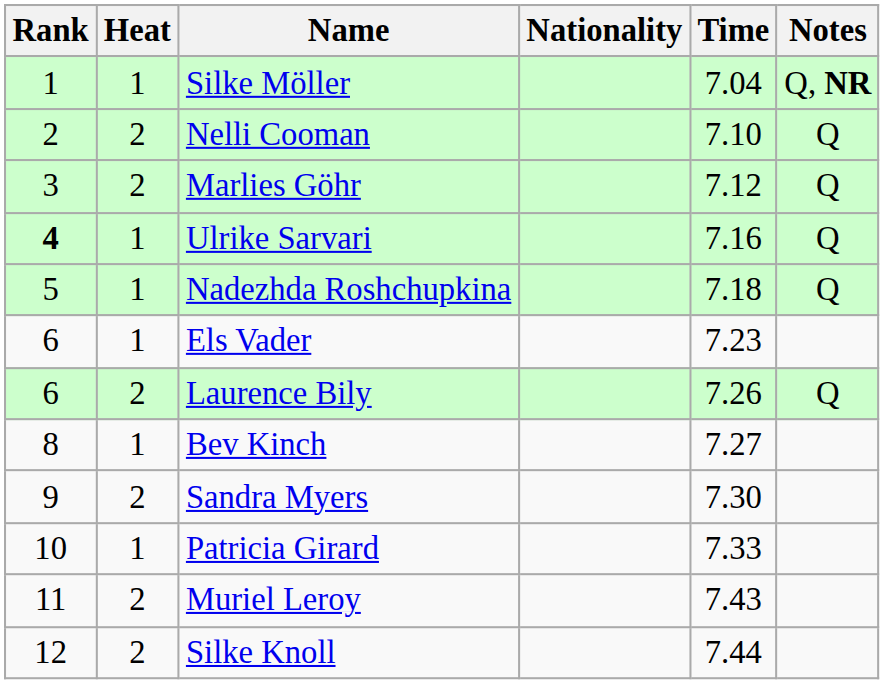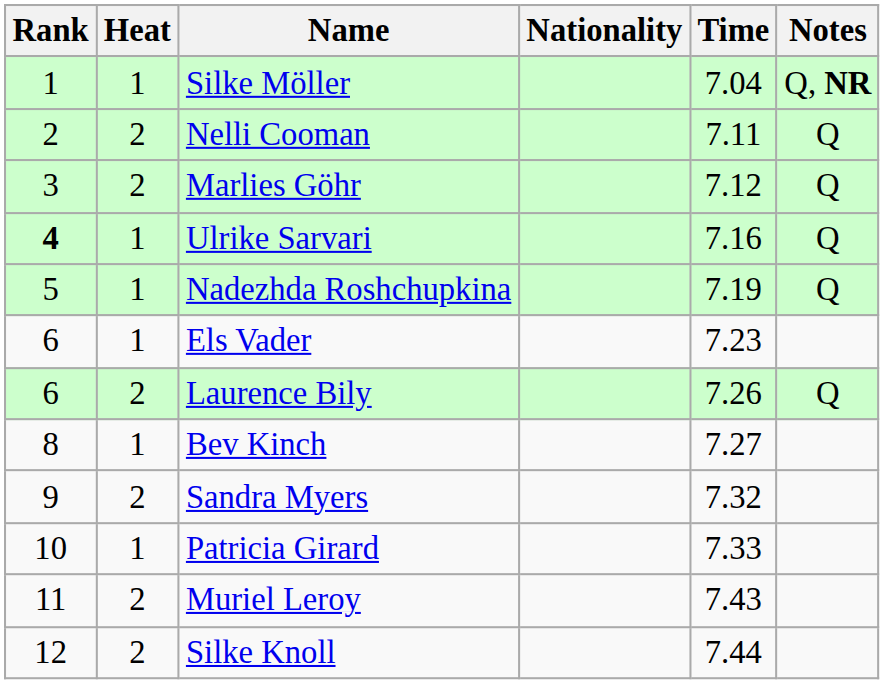(733, 133) 7.10 -> (733, 133) 7.11
(733, 289) 7.18 -> (733, 289) 7.19
(733, 496) 7.30 -> (733, 496) 7.32
